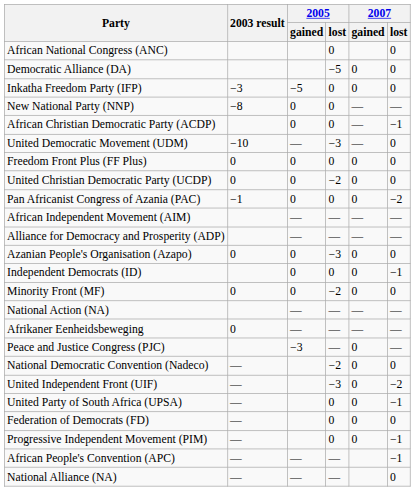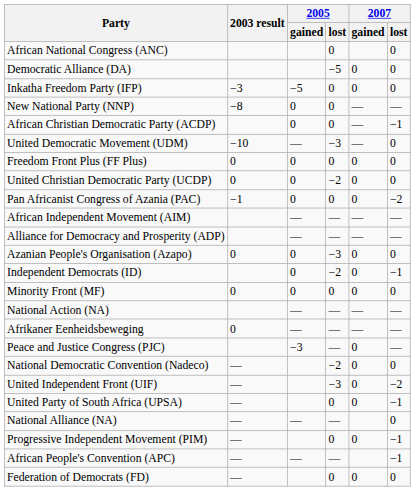(331, 273) 0 -> (335, 273) −2
(335, 291) −2 -> (331, 291) 0
rows swapped: (78, 421) <-> (62, 476)
